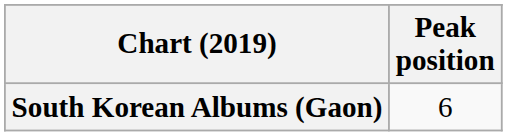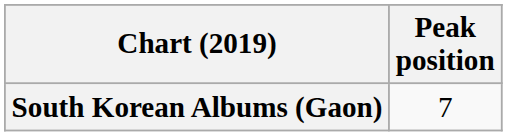(445, 106) 6 -> (445, 106) 7
